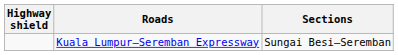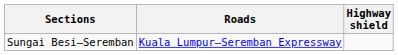columns swapped: (29, 19) <-> (328, 19)
